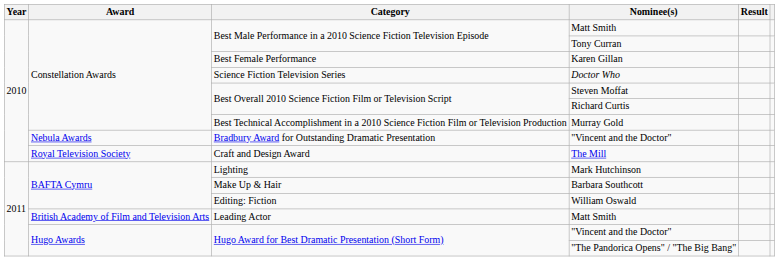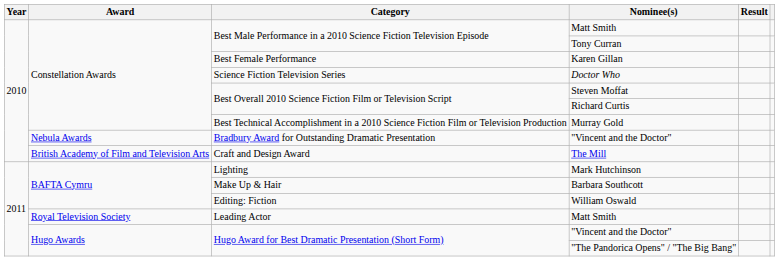(81, 153) Royal Television Society -> (120, 153) British Academy of Film and Television Arts
(120, 216) British Academy of Film and Television Arts -> (81, 216) Royal Television Society
